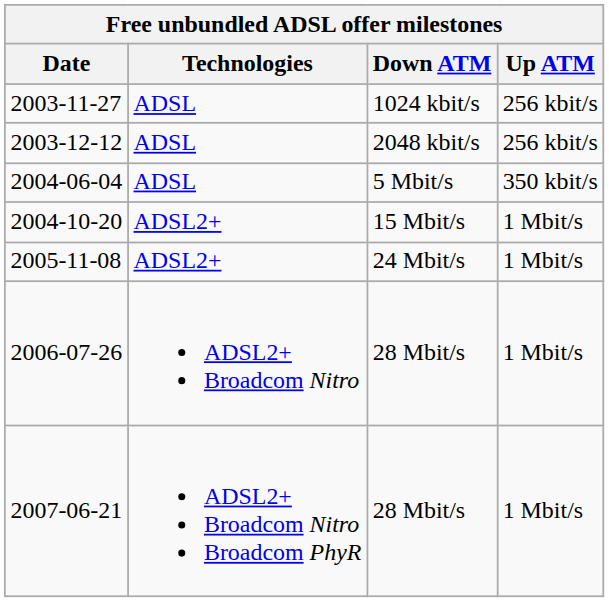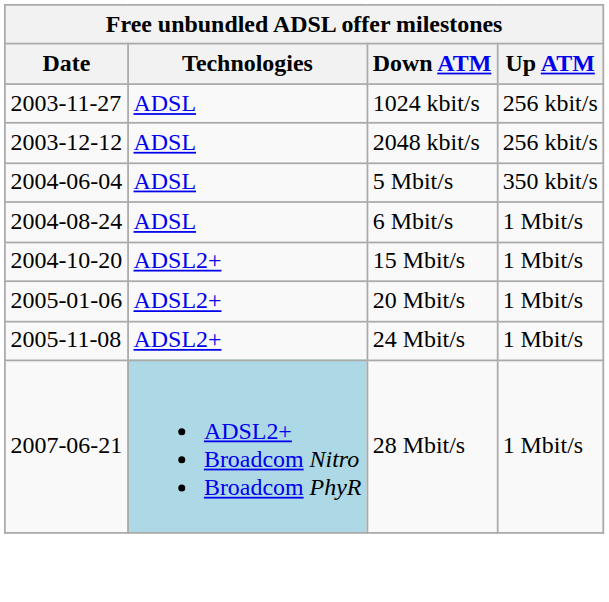+ row: (66, 221)
+ row: (66, 300)
- row: (66, 352)
(247, 525) no background -> (247, 460) lightblue background
